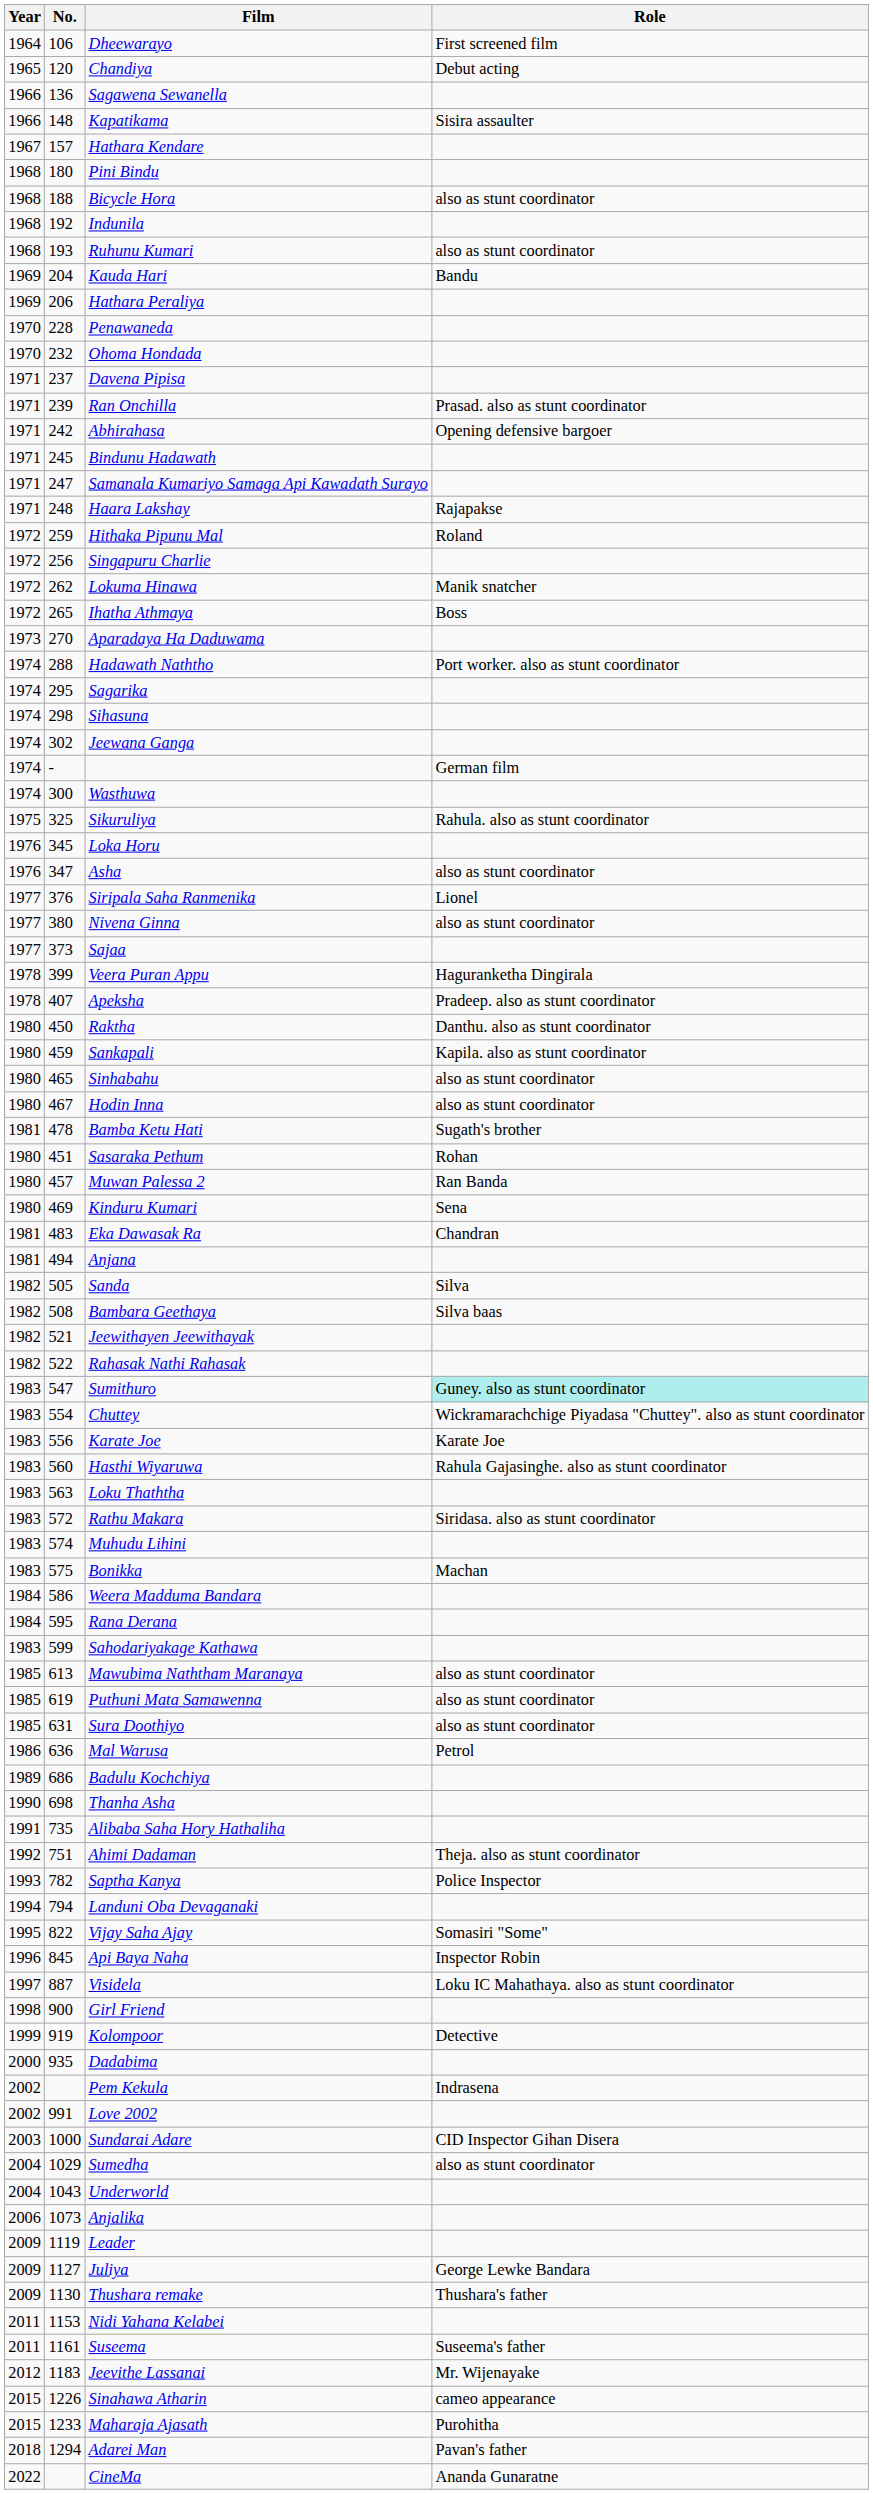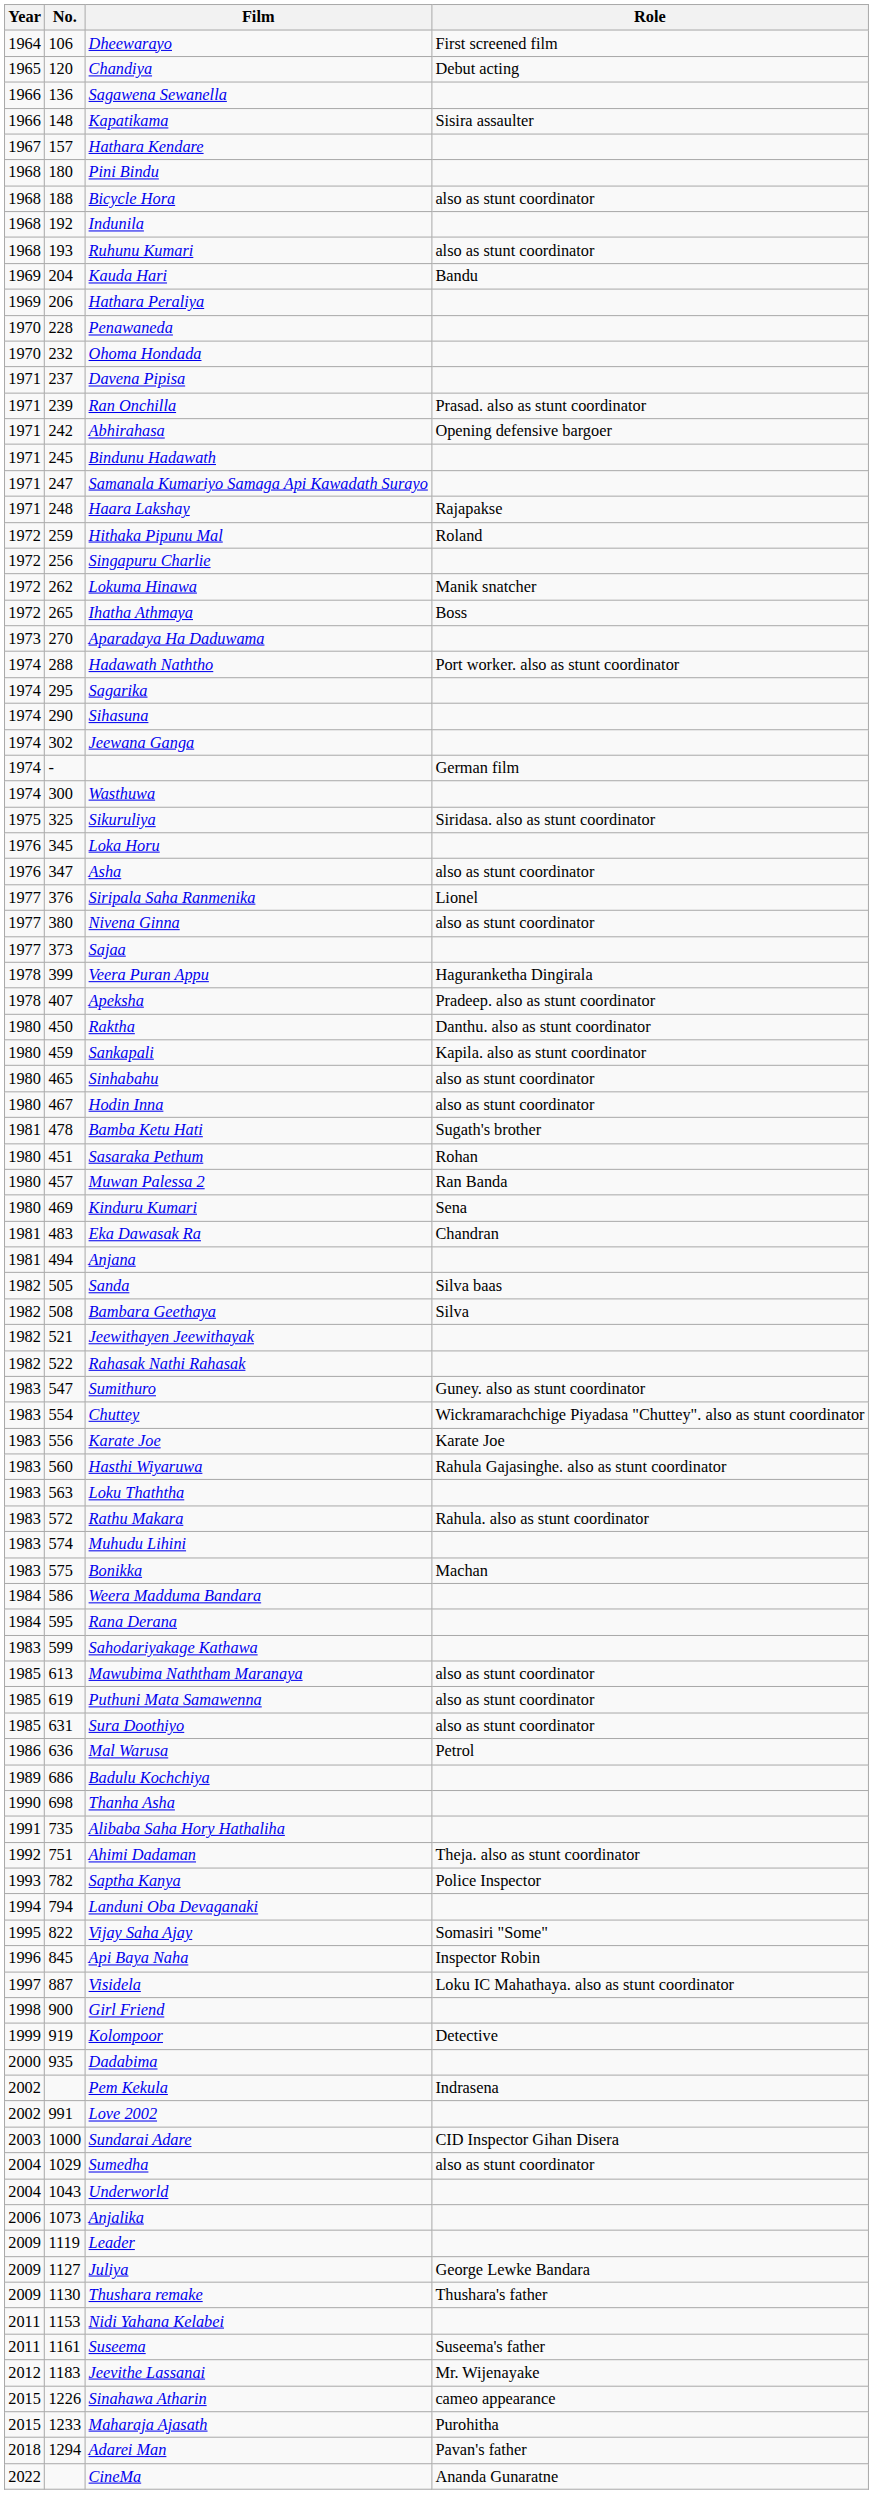(61, 716) 298 -> (61, 716) 290
(542, 819) Rahula. also as stunt coordinator -> (545, 819) Siridasa. also as stunt coordinator
(452, 1285) Silva -> (469, 1285) Silva baas
(469, 1311) Silva baas -> (452, 1311) Silva
(540, 1389) paleturquoise background -> (540, 1389) no background
(545, 1518) Siridasa. also as stunt coordinator -> (542, 1518) Rahula. also as stunt coordinator
